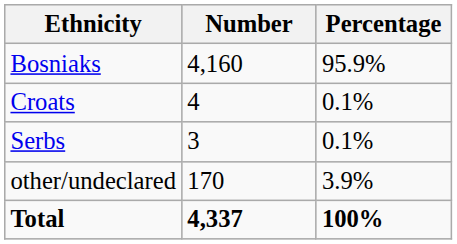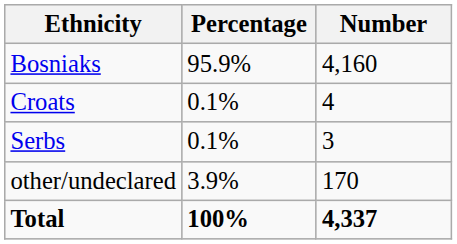columns swapped: (249, 24) <-> (384, 24)
